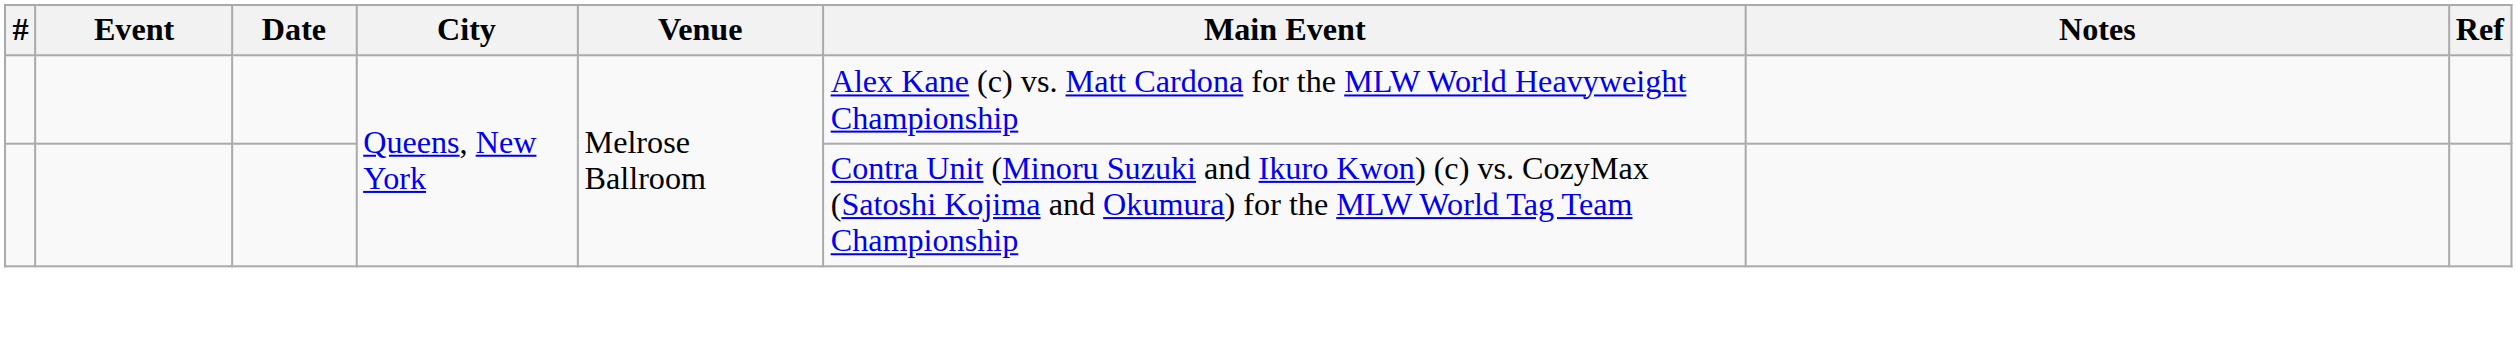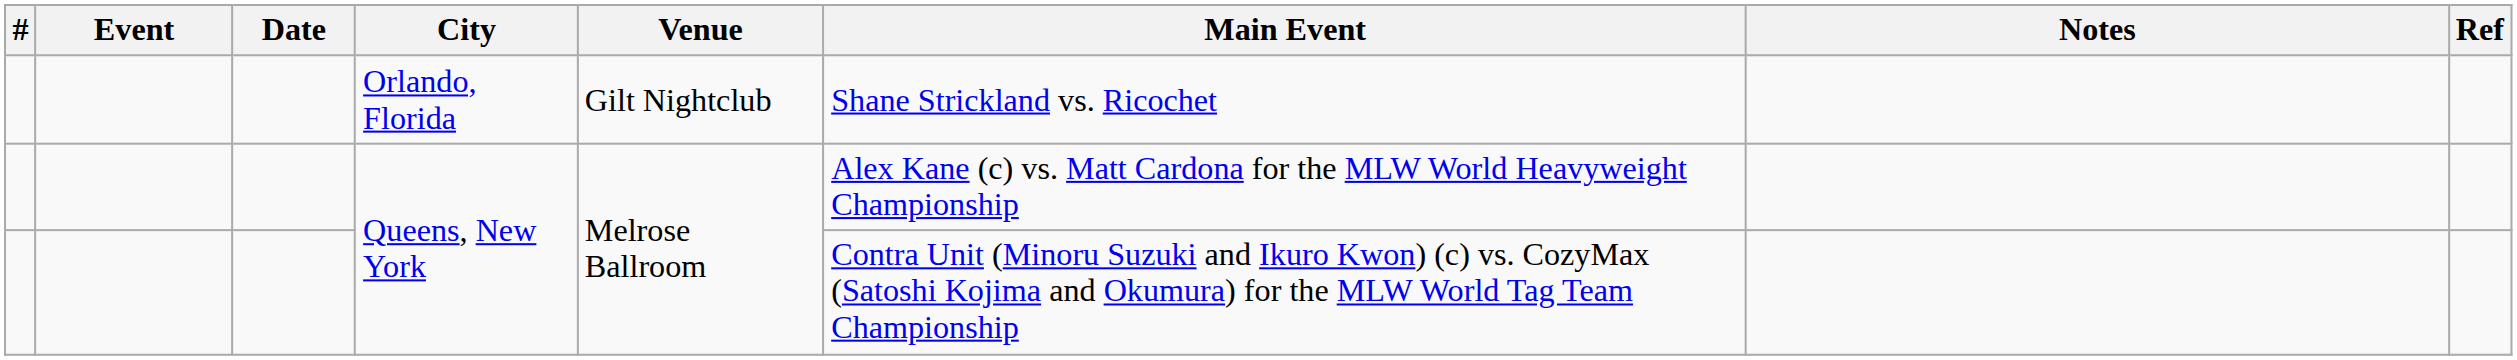+ row: (20, 100)
